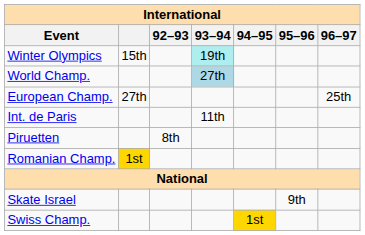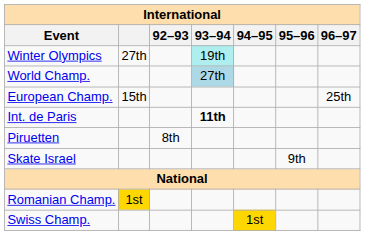(134, 55) 15th -> (134, 55) 27th
(134, 96) 27th -> (134, 96) 15th
(213, 117) normal -> (213, 117) bold
rows swapped: (42, 199) <-> (61, 158)
